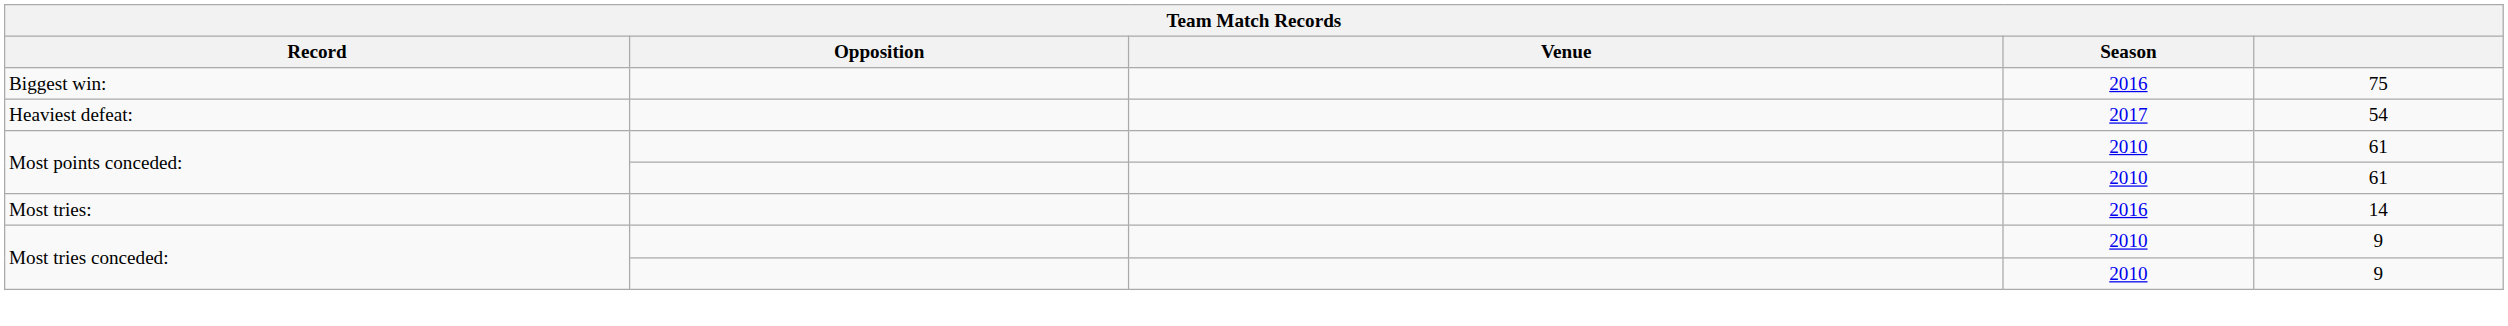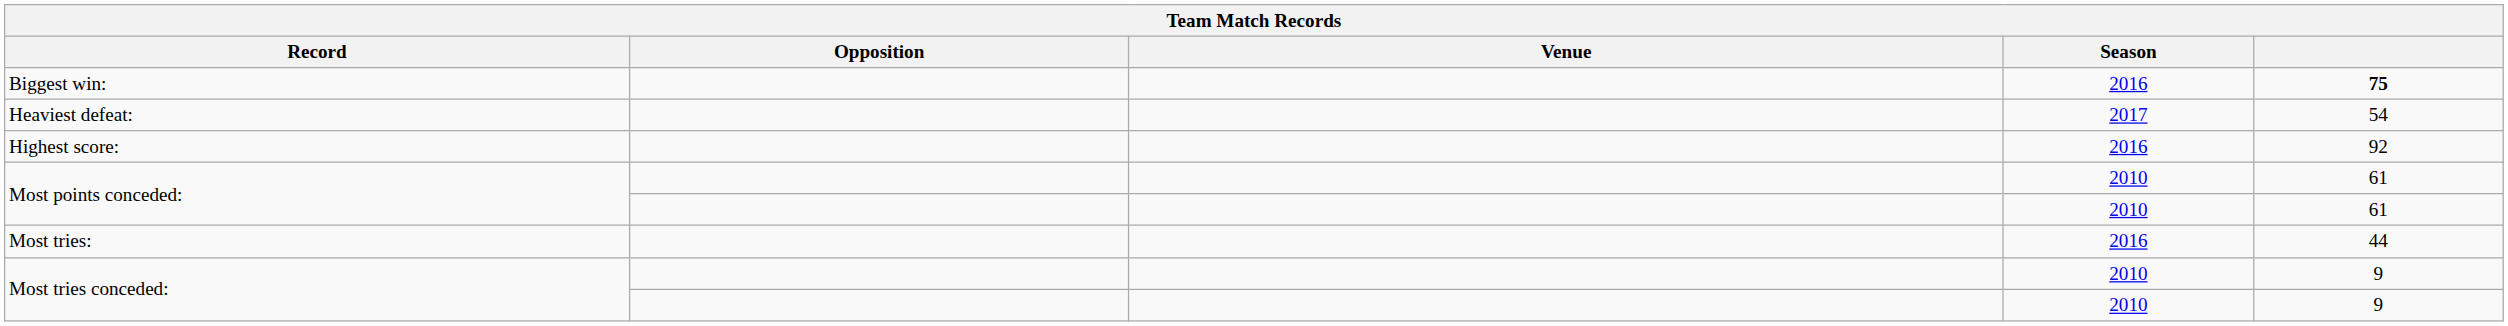(2378, 83) normal -> (2378, 83) bold
+ row: (64, 146)
(2378, 209) 14 -> (2378, 241) 44
